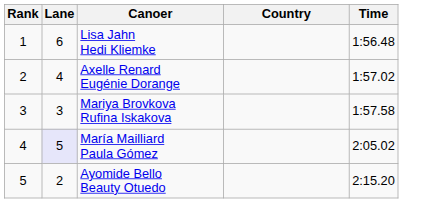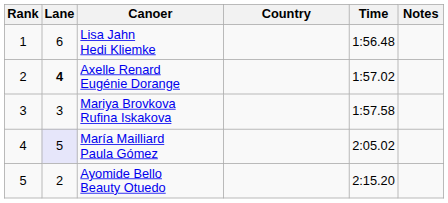+ column: (421, 14)
(59, 76) normal -> (59, 76) bold
